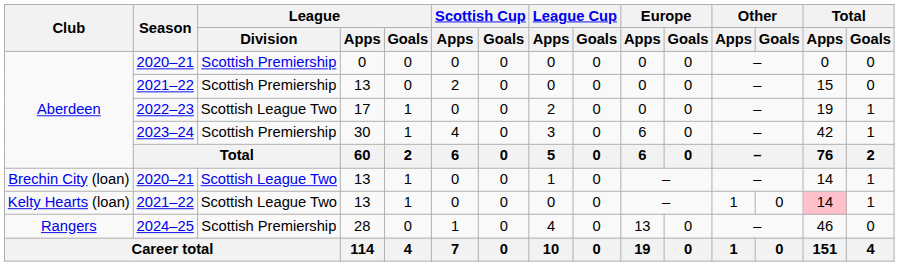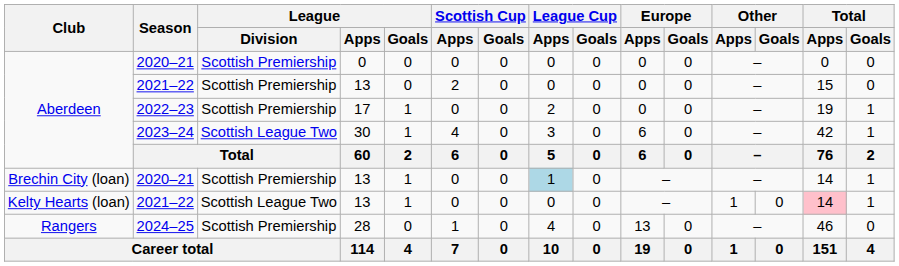(269, 109) Scottish League Two -> (269, 109) Scottish Premiership
(269, 132) Scottish Premiership -> (269, 132) Scottish League Two
(269, 179) Scottish League Two -> (269, 179) Scottish Premiership
(551, 179) no background -> (551, 179) lightblue background
